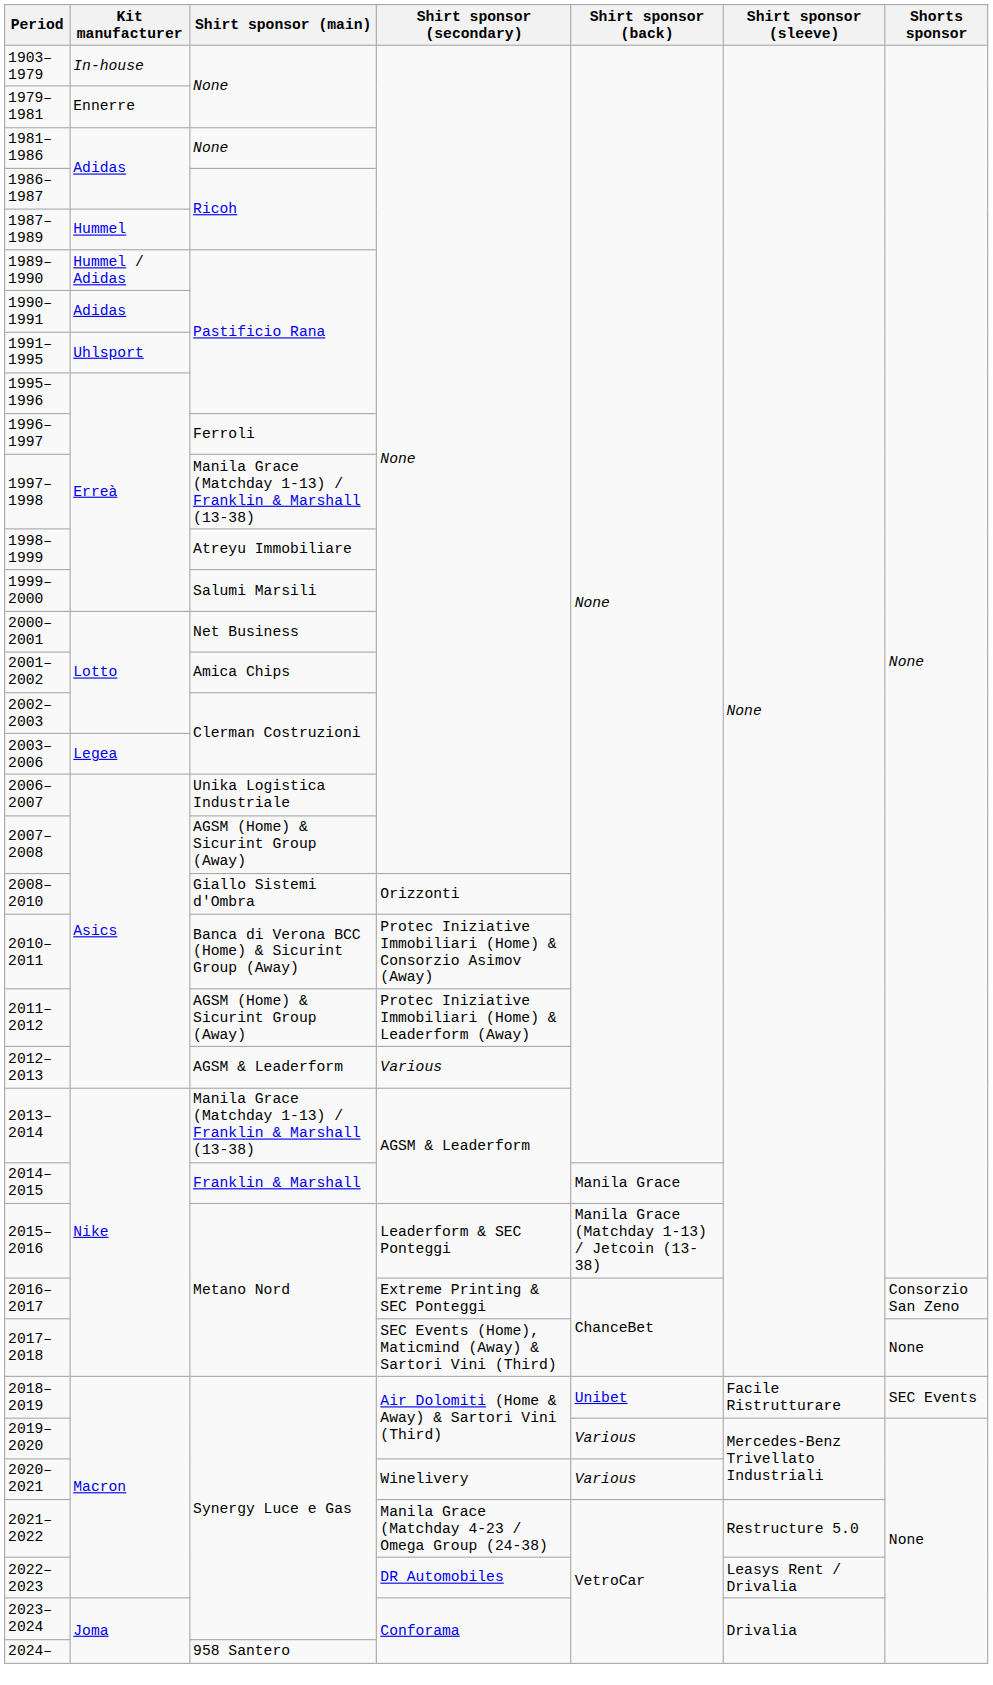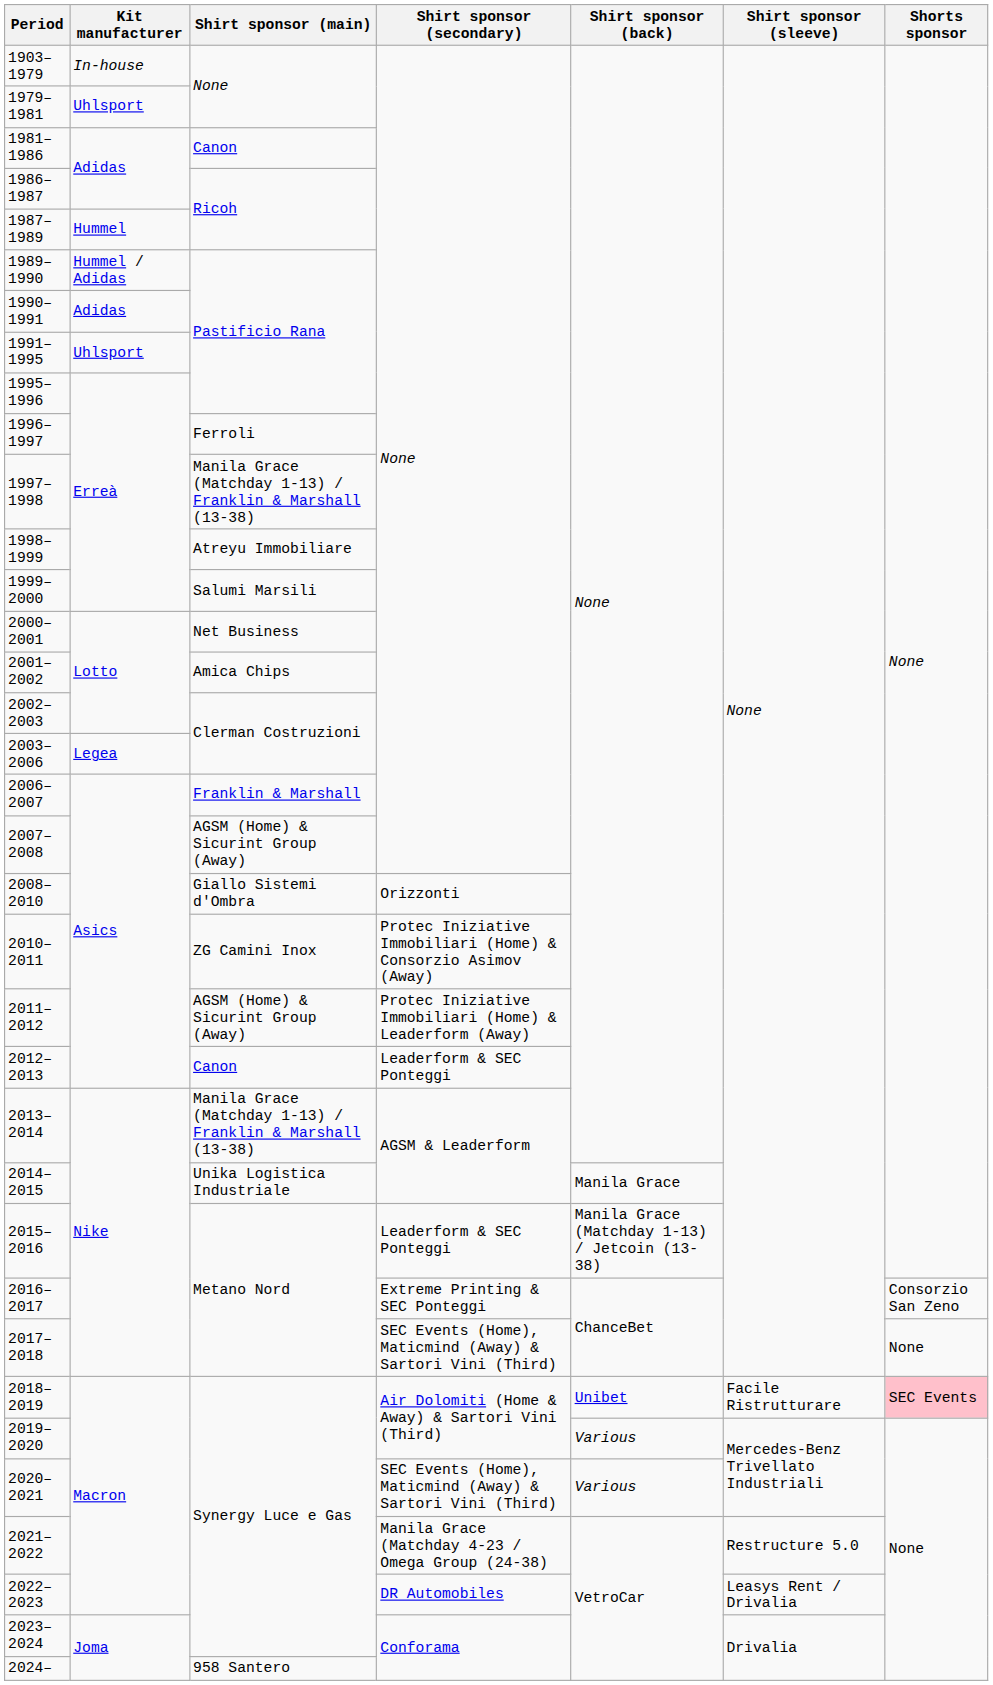(104, 107) Ennerre -> (109, 107) Uhlsport
(211, 148) None -> (215, 148) Canon
(259, 795) Unika Logistica Industriale -> (277, 795) Franklin & Marshall
(277, 952) Banca di Verona BCC (Home) & Sicurint Group (Away) -> (255, 952) ZG Camini Inox
(268, 1067) AGSM & Leaderform -> (215, 1067) Canon
(411, 1067) Various -> (451, 1067) Leaderform & SEC Ponteggi
(277, 1183) Franklin & Marshall -> (259, 1183) Unika Logistica Industriale
(933, 1397) no background -> (933, 1397) pink background
(424, 1479) Winelivery -> (468, 1488) SEC Events (Home), Maticmind (Away) & Sartori Vini (Third)
